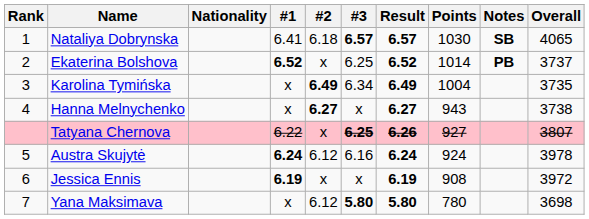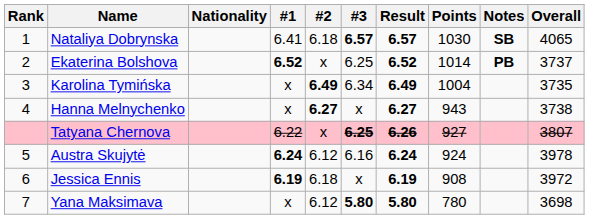(323, 179) x -> (323, 179) 6.18
